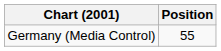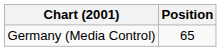(187, 35) 55 -> (187, 35) 65
